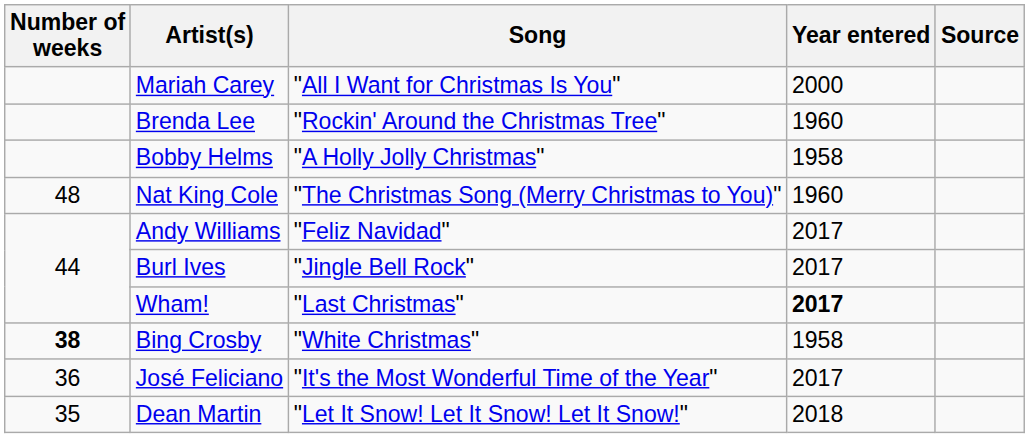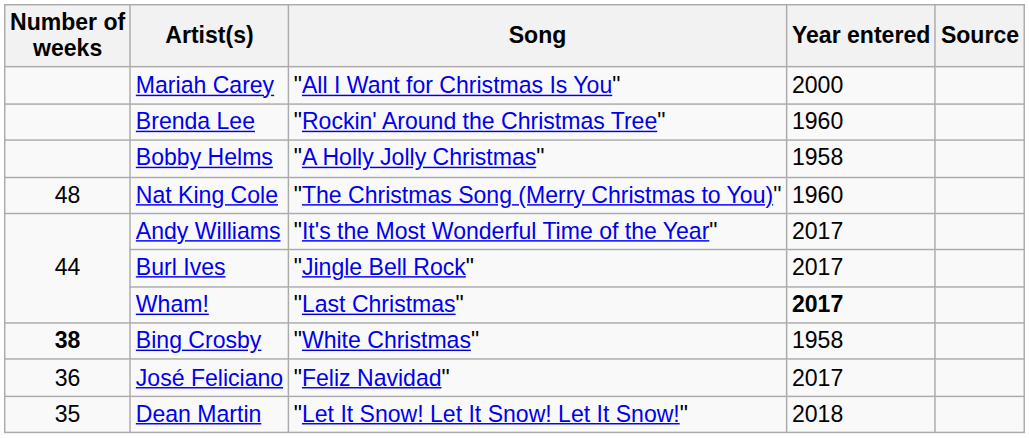(372, 231) "Feliz Navidad" -> (506, 231) "It's the Most Wonderful Time of the Year"
(506, 377) "It's the Most Wonderful Time of the Year" -> (372, 377) "Feliz Navidad"
